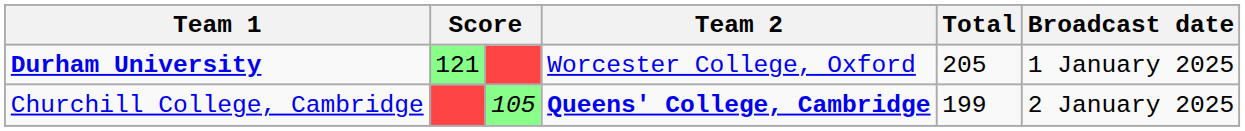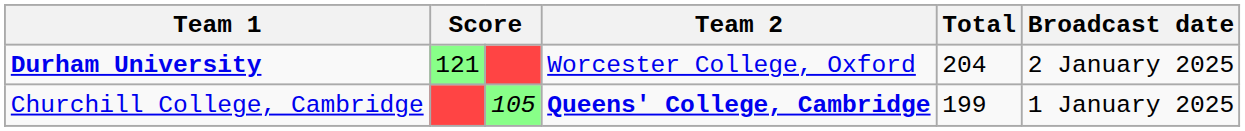(964, 65) 205 -> (964, 65) 204
(1131, 65) 1 January 2025 -> (1131, 65) 2 January 2025
(1131, 105) 2 January 2025 -> (1131, 105) 1 January 2025
